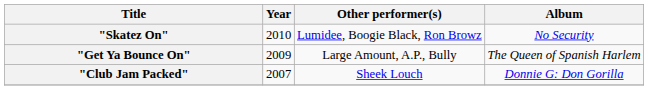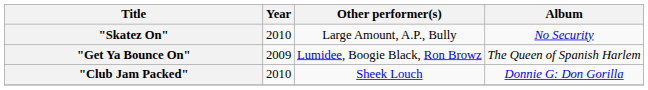(389, 34) Lumidee, Boogie Black, Ron Browz -> (389, 34) Large Amount, A.P., Bully
(389, 54) Large Amount, A.P., Bully -> (389, 54) Lumidee, Boogie Black, Ron Browz
(279, 74) 2007 -> (279, 74) 2010
